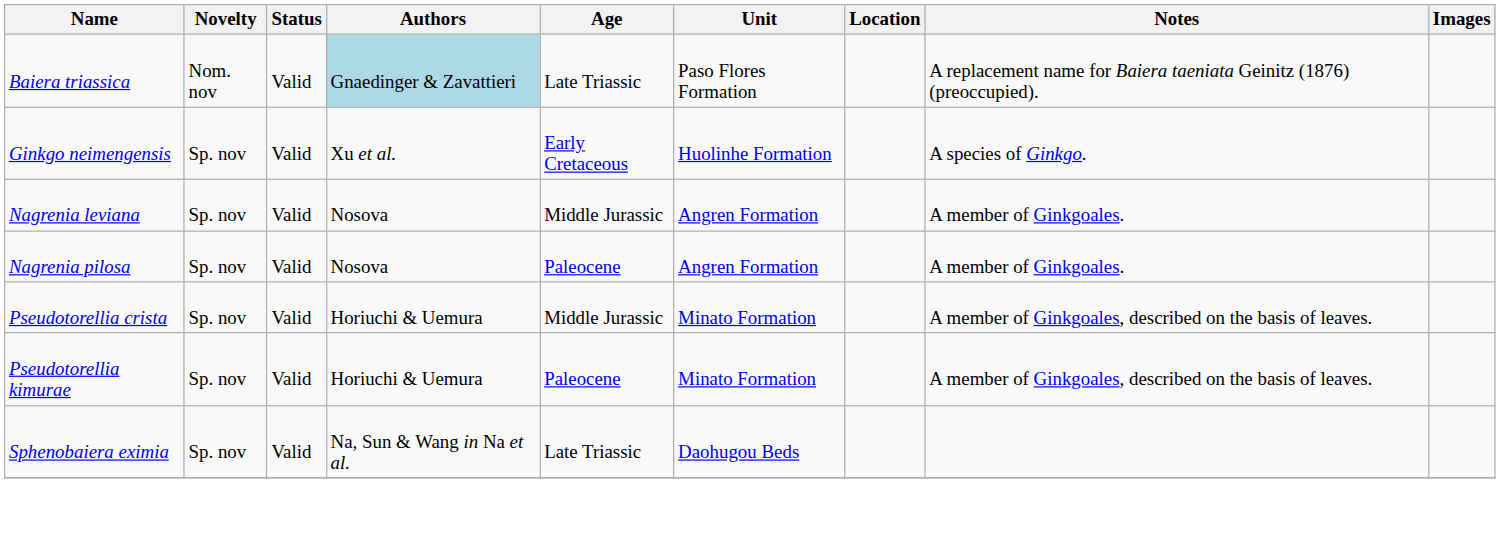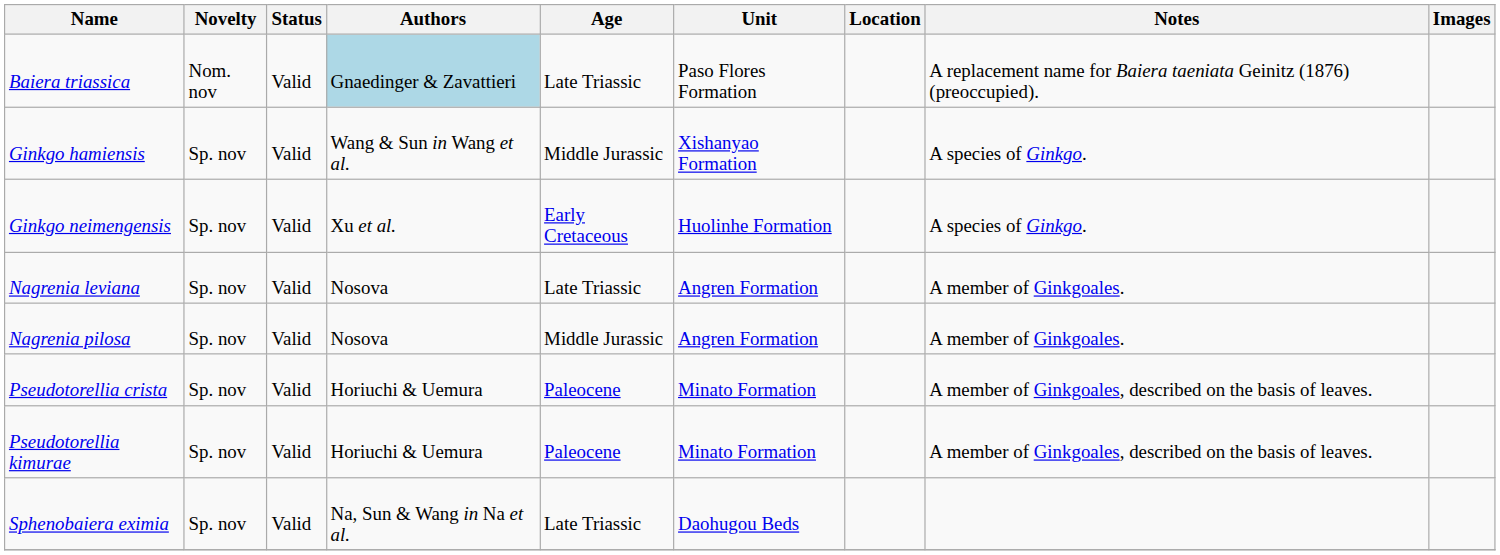+ row: (77, 153)
(604, 215) Middle Jurassic -> (593, 287) Late Triassic
(582, 266) Paleocene -> (604, 339) Middle Jurassic
(604, 317) Middle Jurassic -> (582, 390) Paleocene
